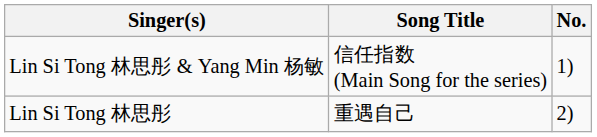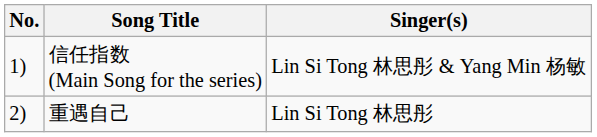columns swapped: (571, 20) <-> (167, 20)
